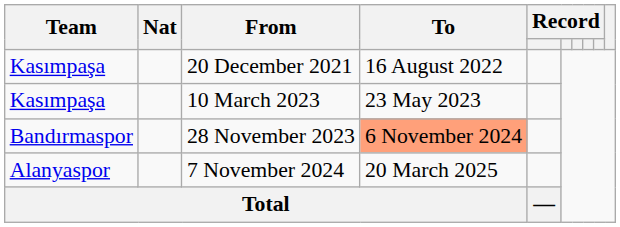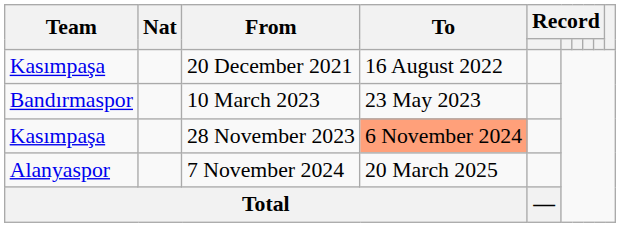(57, 100) Kasımpaşa -> (71, 100) Bandırmaspor
(71, 135) Bandırmaspor -> (57, 135) Kasımpaşa
